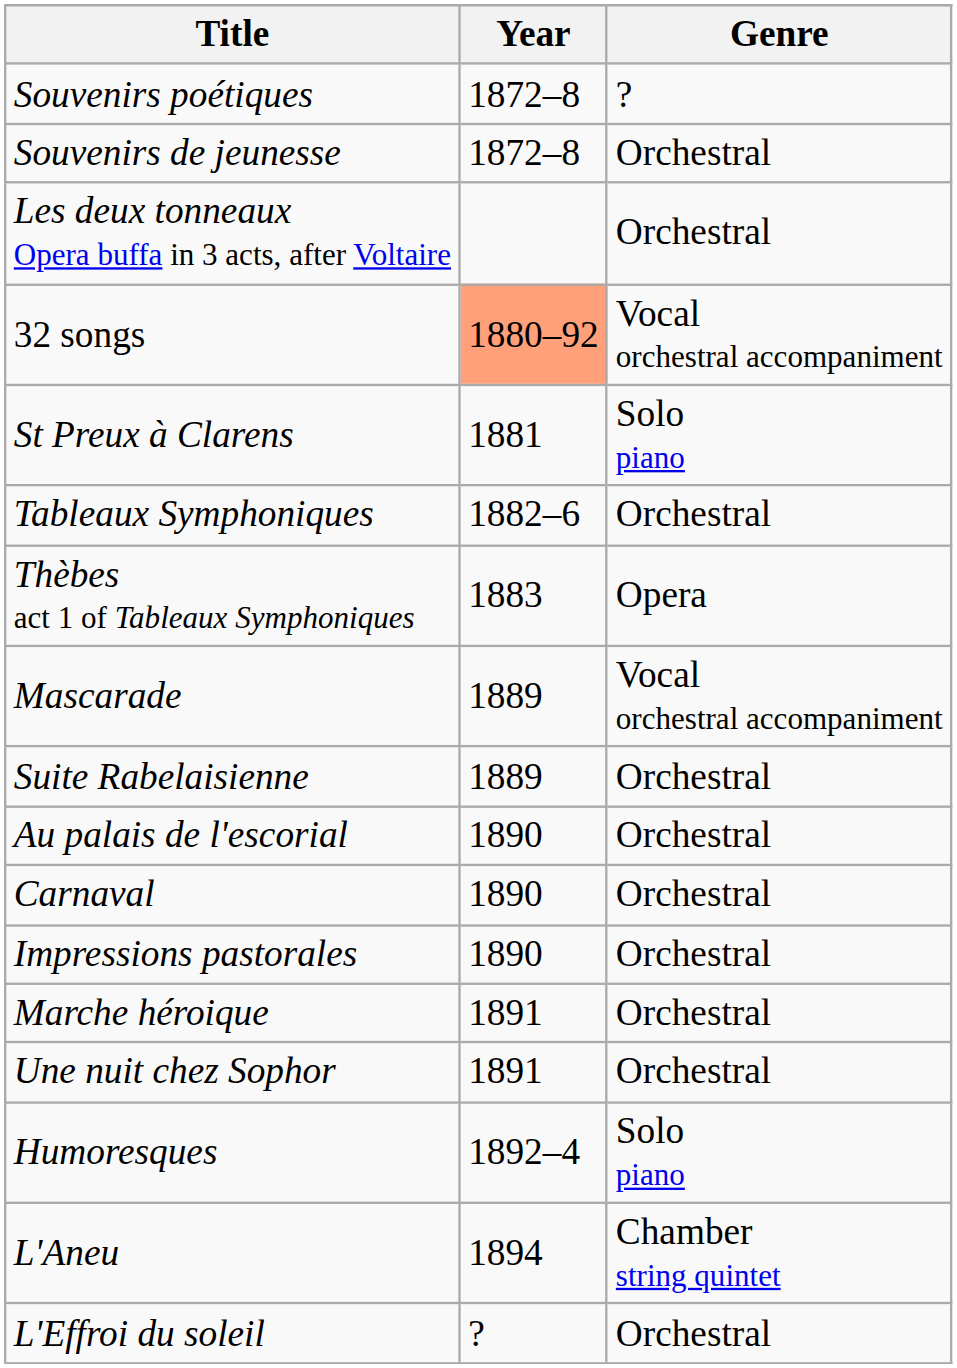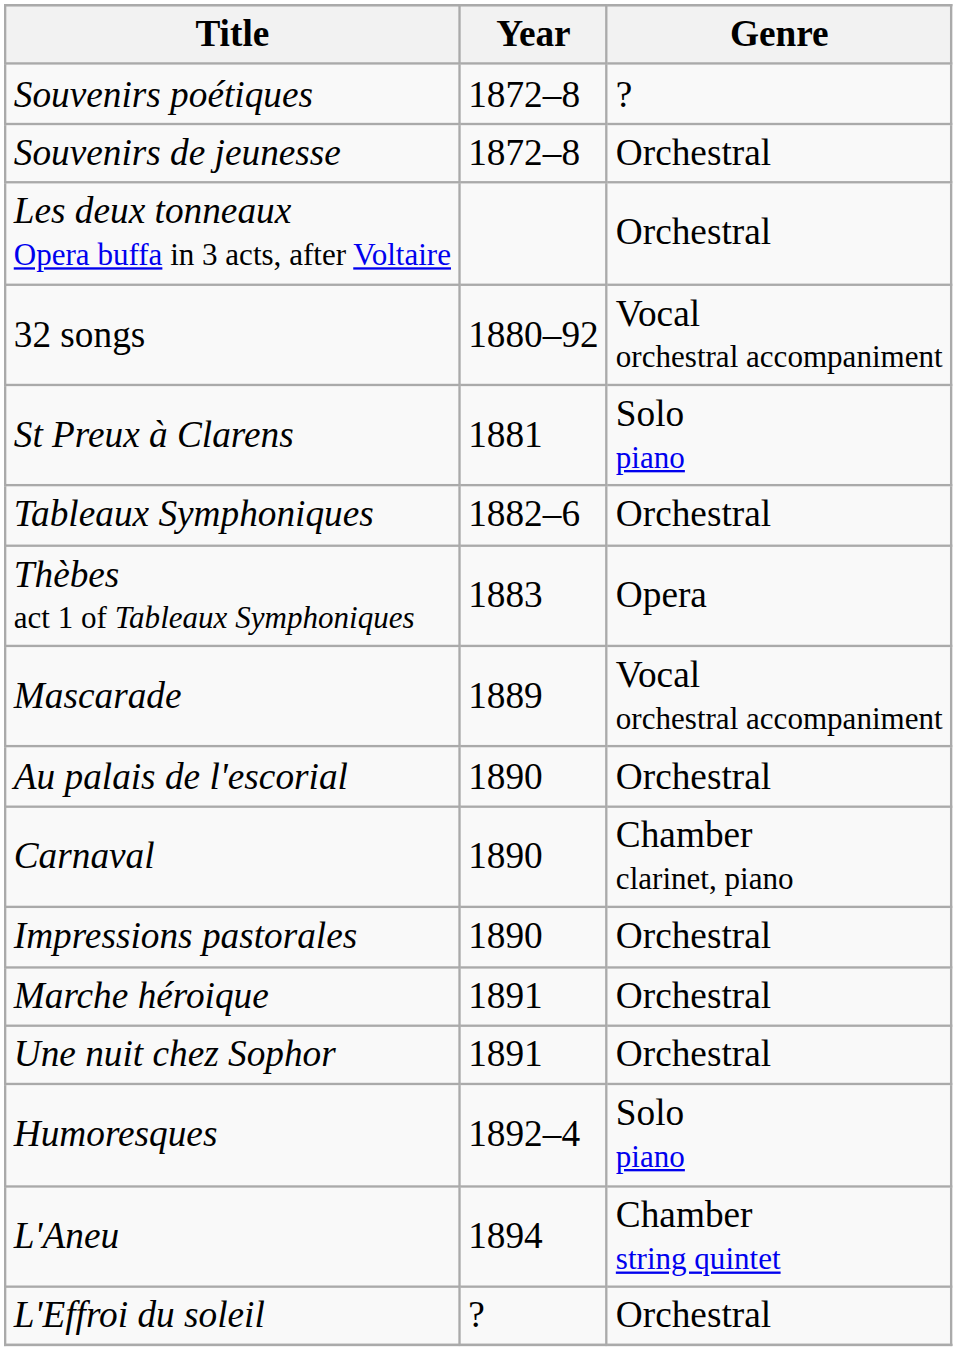(533, 333) lightsalmon background -> (533, 333) no background
- row: (161, 775)
(693, 894) Orchestral -> (705, 855) Chamber clarinet, piano
